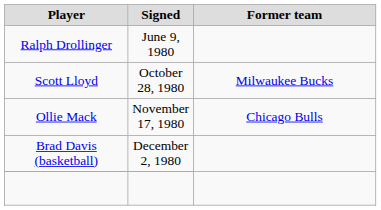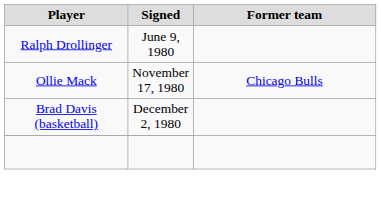- row: (66, 80)
